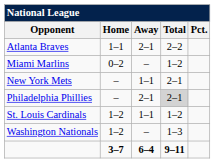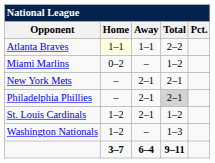(116, 47) no background -> (116, 47) lightyellow background
(146, 47) 2–1 -> (146, 47) 1–1
(146, 81) 1–1 -> (146, 81) 2–1
(146, 115) 1–1 -> (146, 115) 2–1
